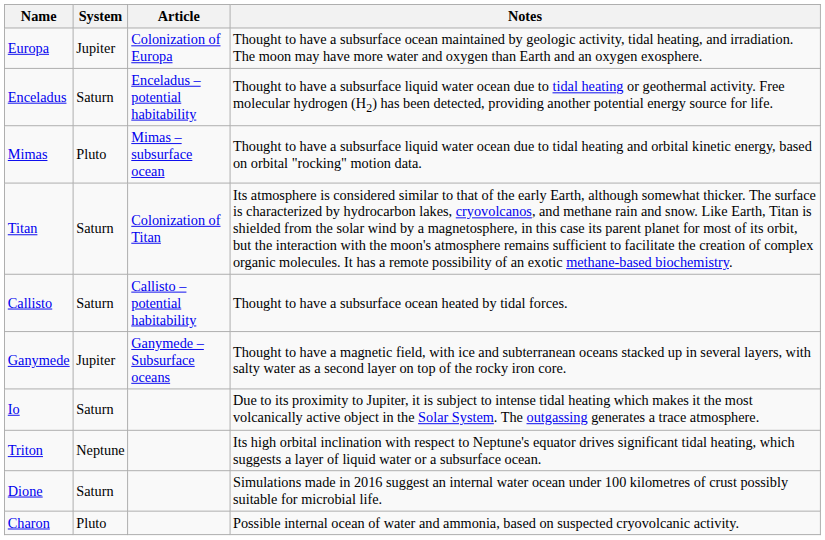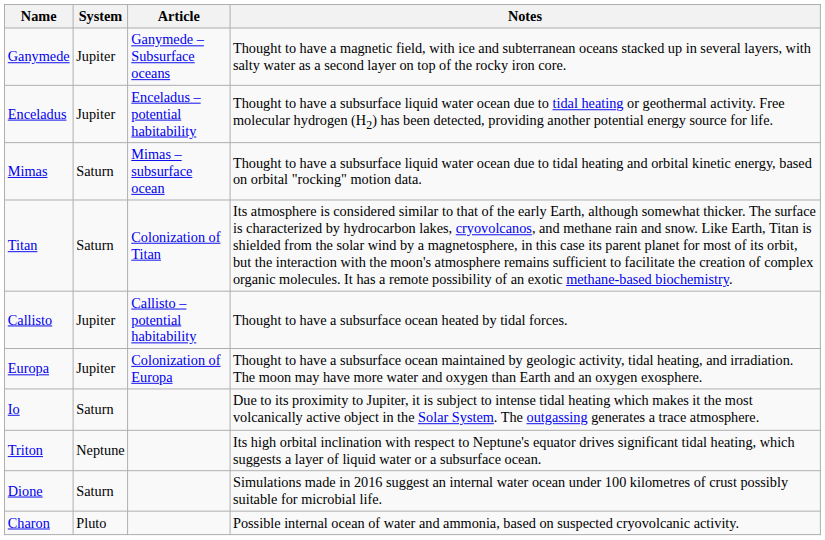rows swapped: (28, 48) <-> (39, 360)
(95, 97) Saturn -> (96, 114) Jupiter
(91, 154) Pluto -> (95, 171) Saturn
(95, 303) Saturn -> (96, 320) Jupiter
